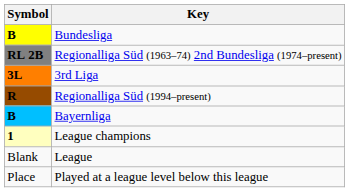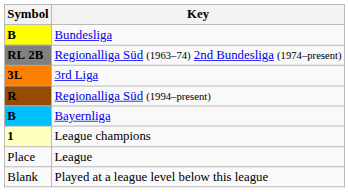(23, 156) Blank -> (21, 156) Place
(21, 177) Place -> (23, 177) Blank
